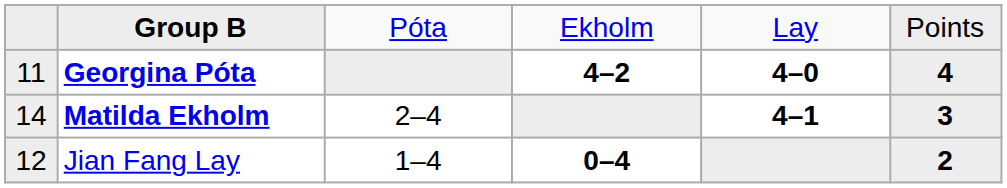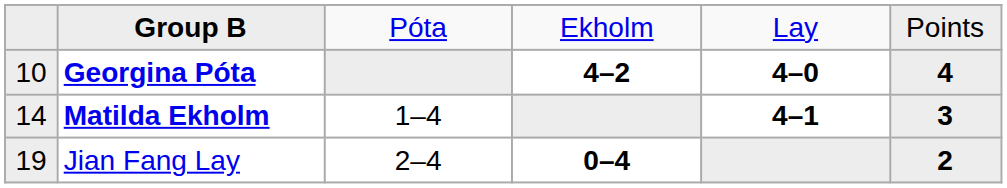(31, 72) 11 -> (31, 72) 10
(418, 116) 2–4 -> (418, 116) 1–4
(31, 161) 12 -> (31, 161) 19
(418, 161) 1–4 -> (418, 161) 2–4
